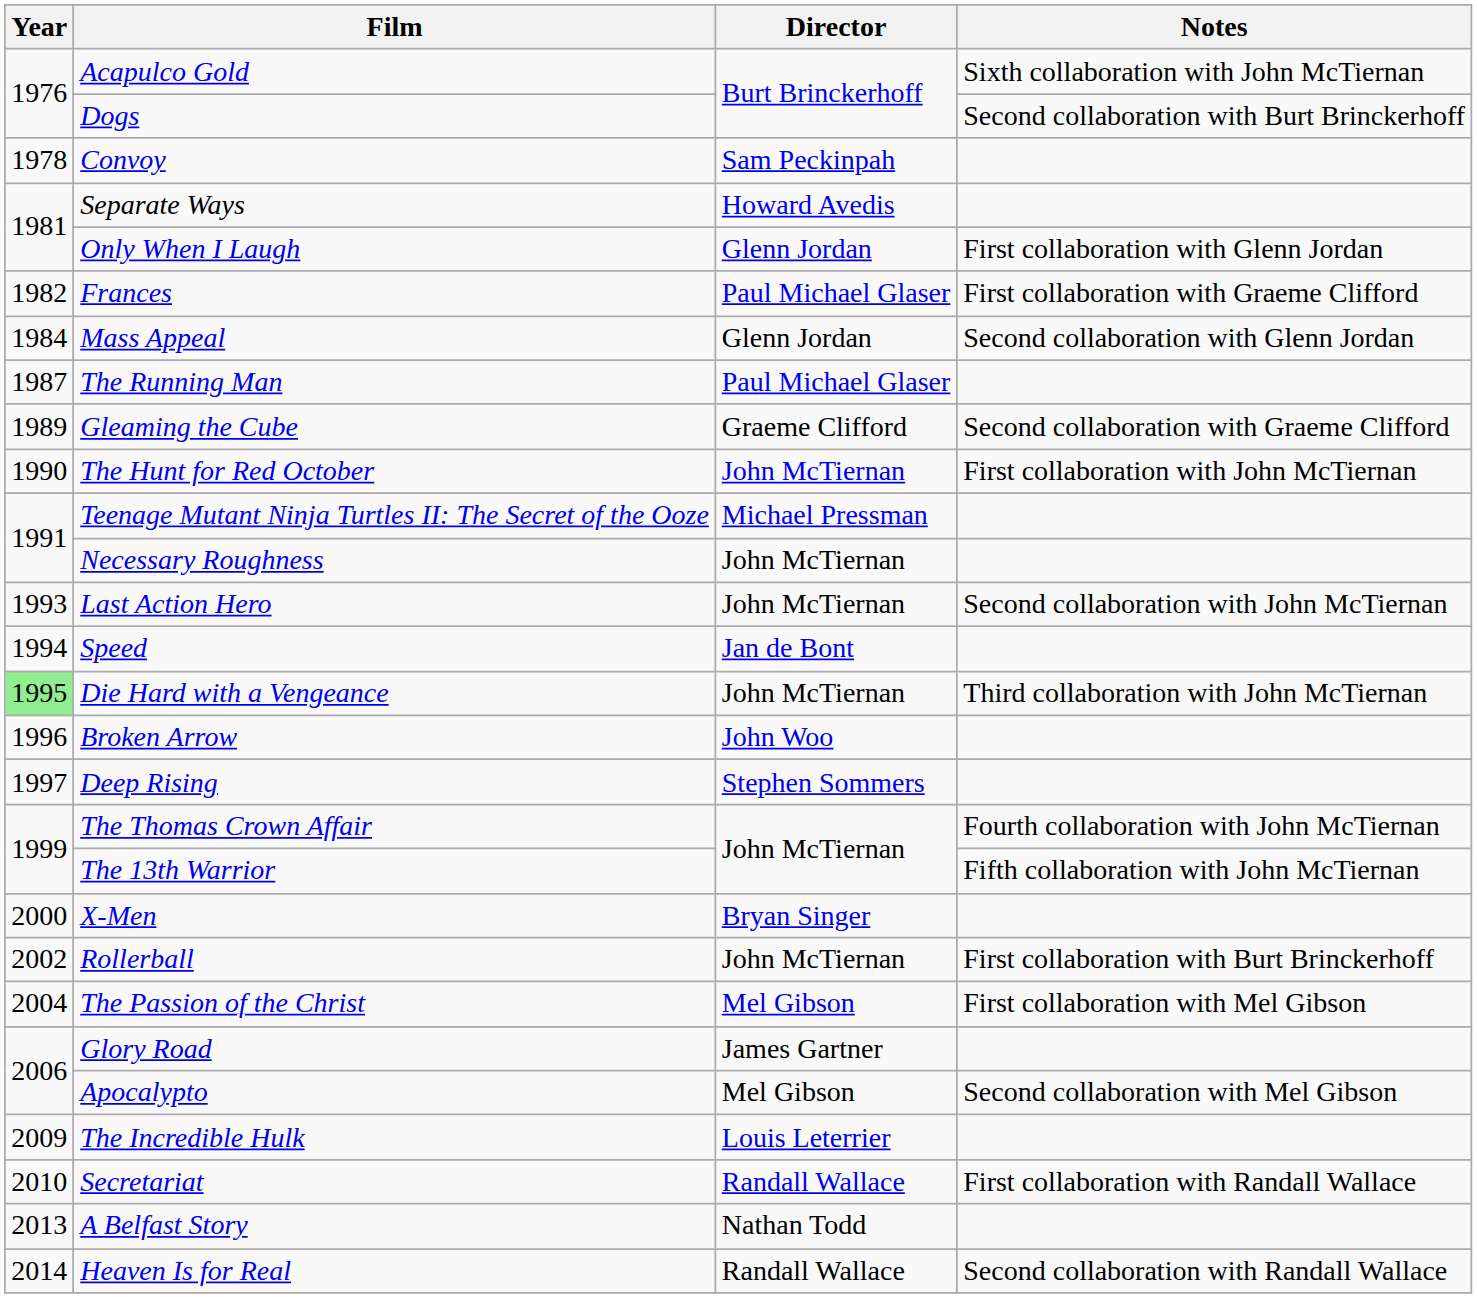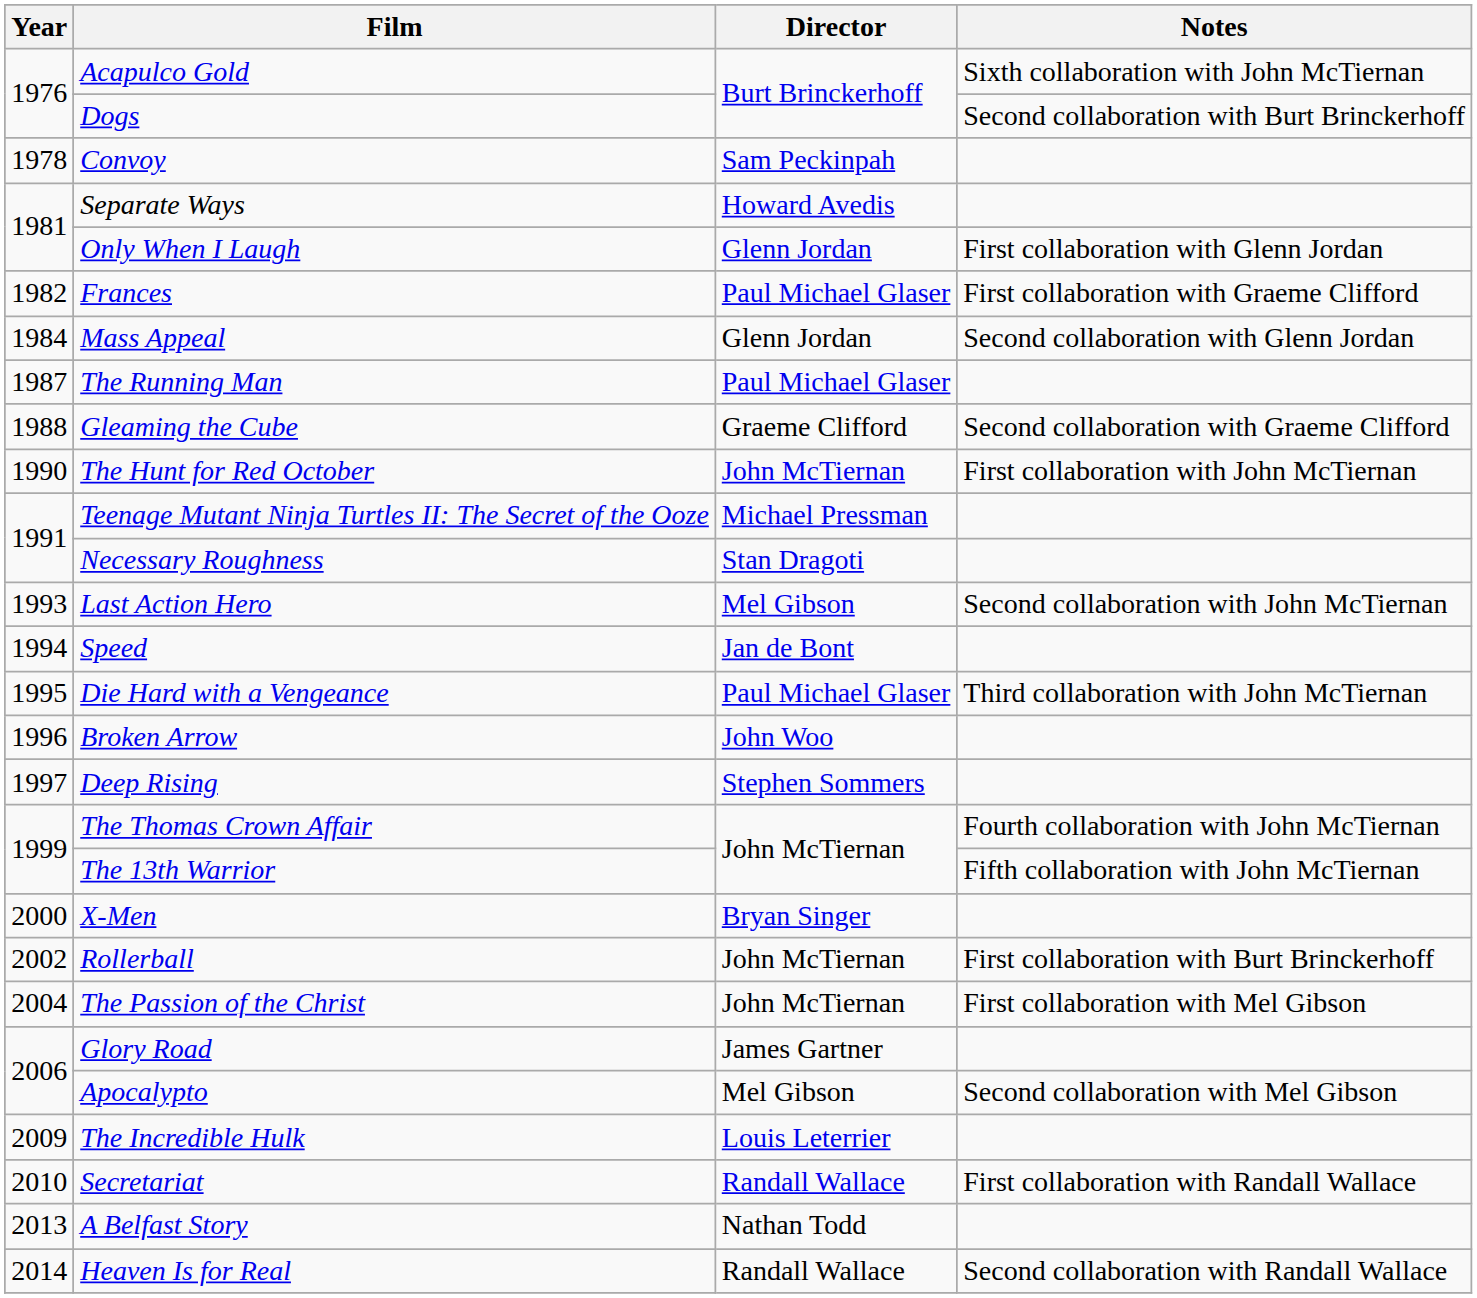(39, 426) 1989 -> (39, 426) 1988
(813, 559) John McTiernan -> (793, 559) Stan Dragoti
(813, 603) John McTiernan -> (788, 603) Mel Gibson
(39, 692) lightgreen background -> (39, 692) no background
(813, 692) John McTiernan -> (836, 692) Paul Michael Glaser
(788, 1003) Mel Gibson -> (813, 1003) John McTiernan
